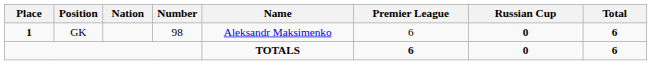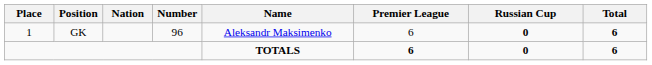(29, 32) bold -> (29, 32) normal
(177, 32) 98 -> (177, 32) 96
